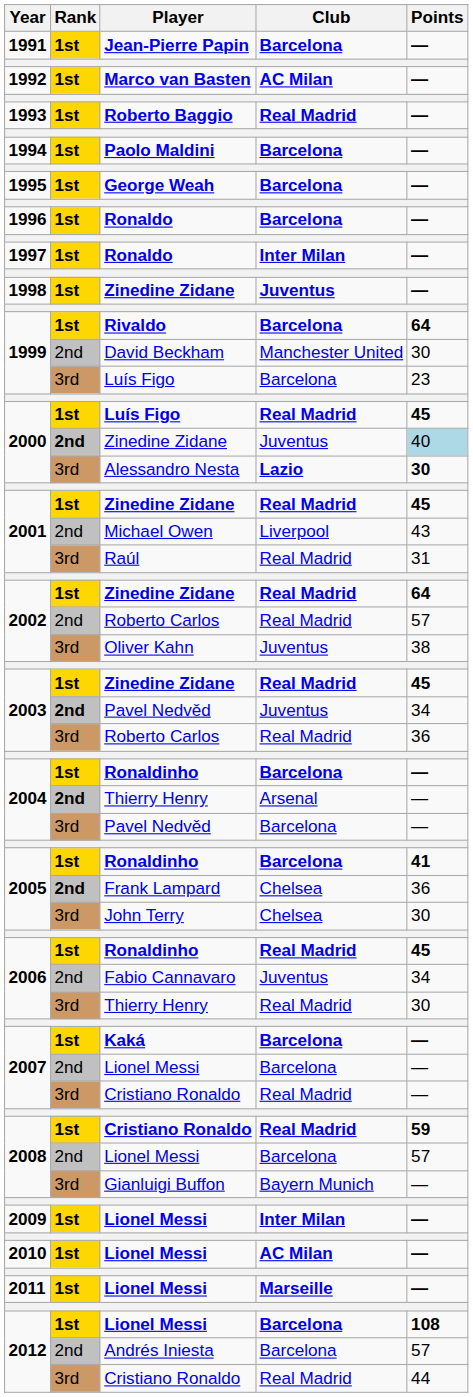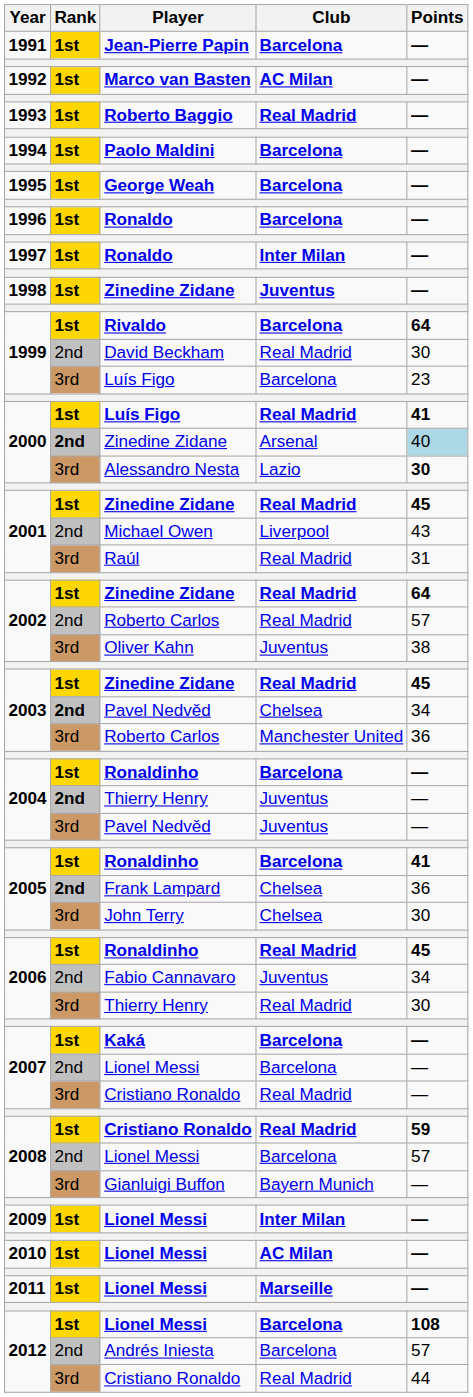(331, 352) Manchester United -> (306, 352) Real Madrid
(421, 414) 45 -> (421, 414) 41
(294, 442) Juventus -> (289, 442) Arsenal
(281, 469) bold -> (280, 469) normal
(294, 710) Juventus -> (291, 710) Chelsea
(306, 737) Real Madrid -> (331, 737) Manchester United
(289, 799) Arsenal -> (294, 799) Juventus
(298, 826) Barcelona -> (294, 826) Juventus
